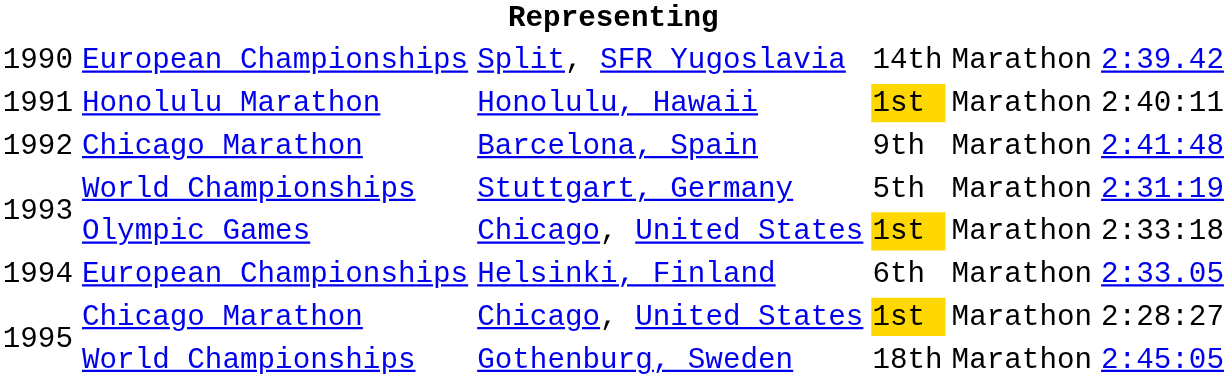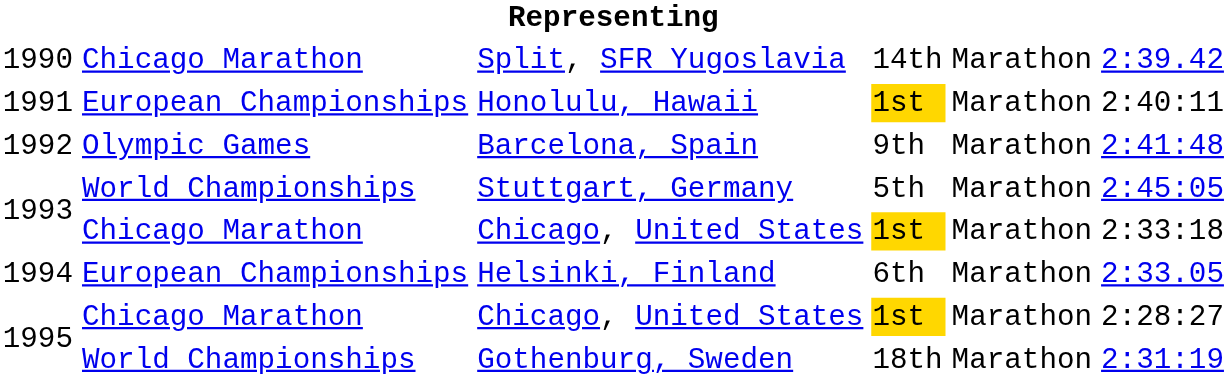(275, 60) European Championships -> (222, 60) Chicago Marathon
(231, 103) Honolulu Marathon -> (275, 103) European Championships
(222, 146) Chicago Marathon -> (196, 146) Olympic Games
(1163, 189) 2:31:19 -> (1163, 189) 2:45:05
(196, 231) Olympic Games -> (222, 231) Chicago Marathon
(1163, 360) 2:45:05 -> (1163, 360) 2:31:19
